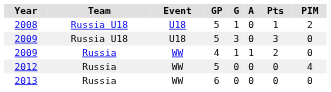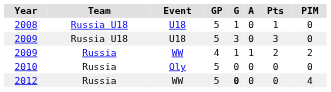(310, 25) 2 -> (310, 25) 0
(310, 53) 0 -> (310, 53) 2
+ row: (26, 66)
(236, 66) normal -> (236, 80) bold
- row: (26, 80)
